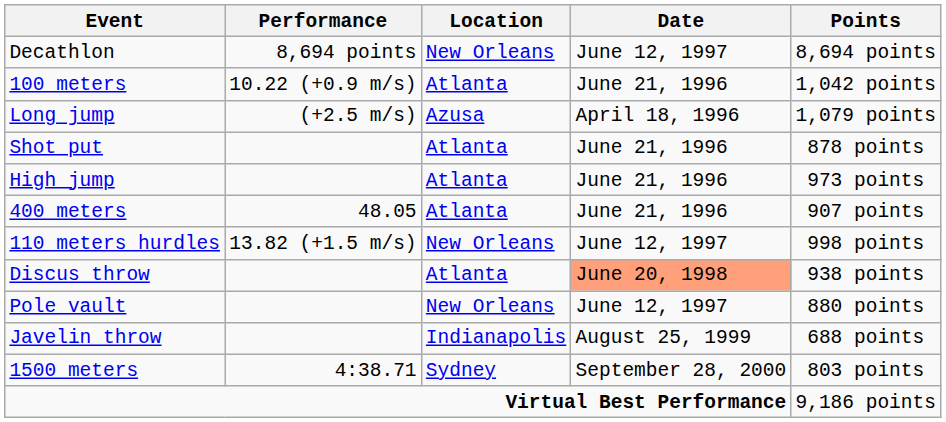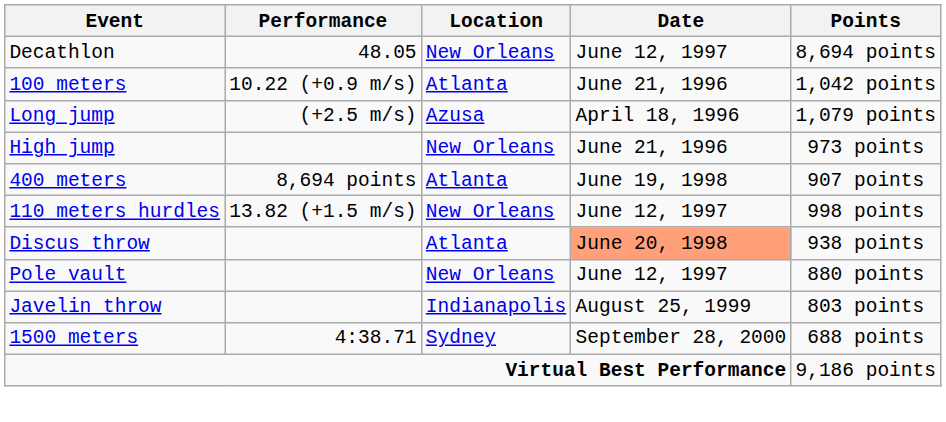(346, 52) 8,694 points -> (387, 52) 48.05
- row: (56, 148)
(467, 180) Atlanta -> (490, 148) New Orleans
(387, 211) 48.05 -> (346, 180) 8,694 points
(652, 211) June 21, 1996 -> (652, 180) June 19, 1998
(866, 338) 688 points -> (866, 307) 803 points
(866, 370) 803 points -> (866, 338) 688 points
